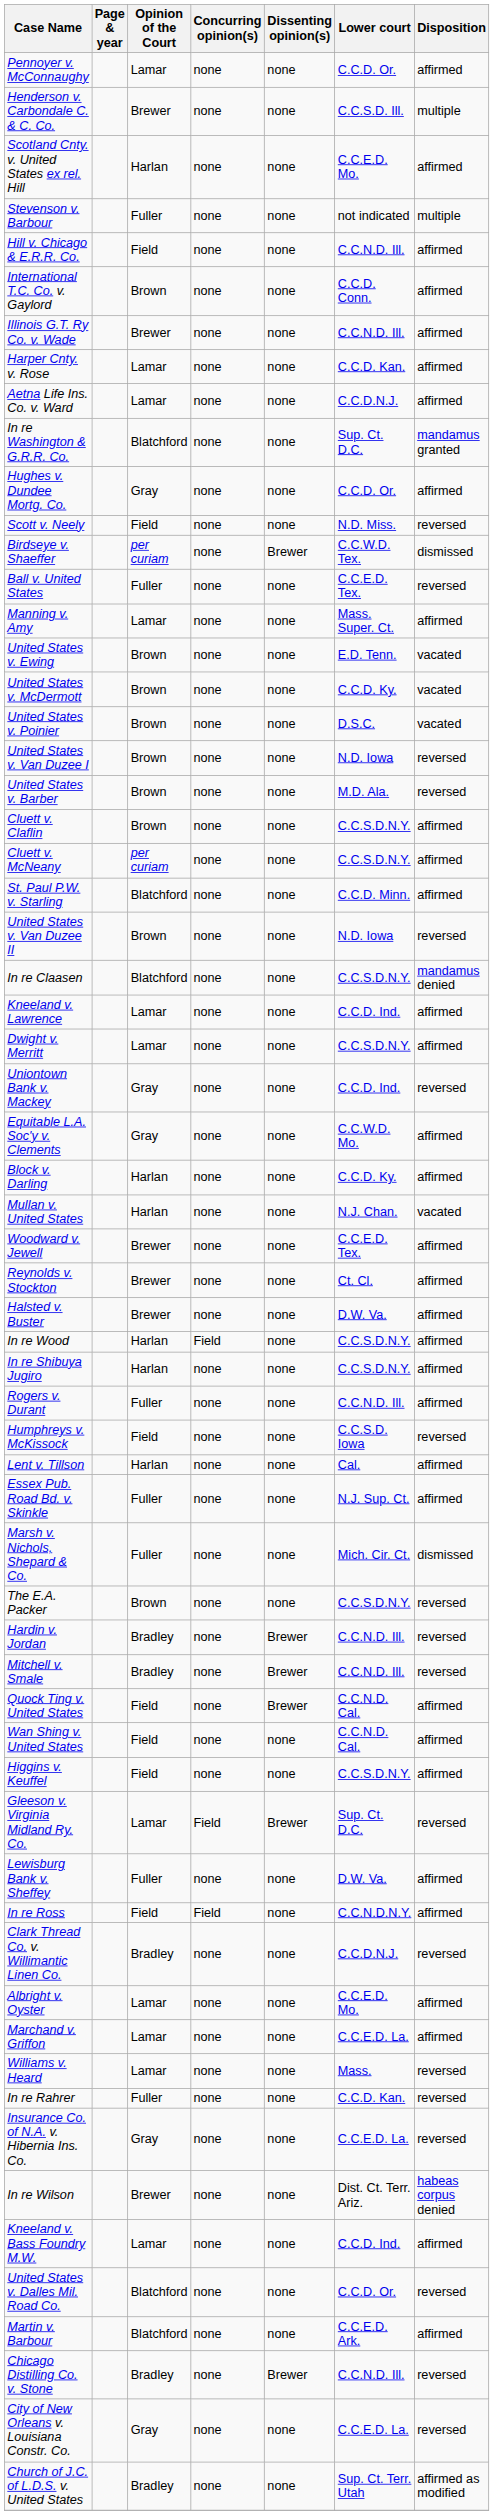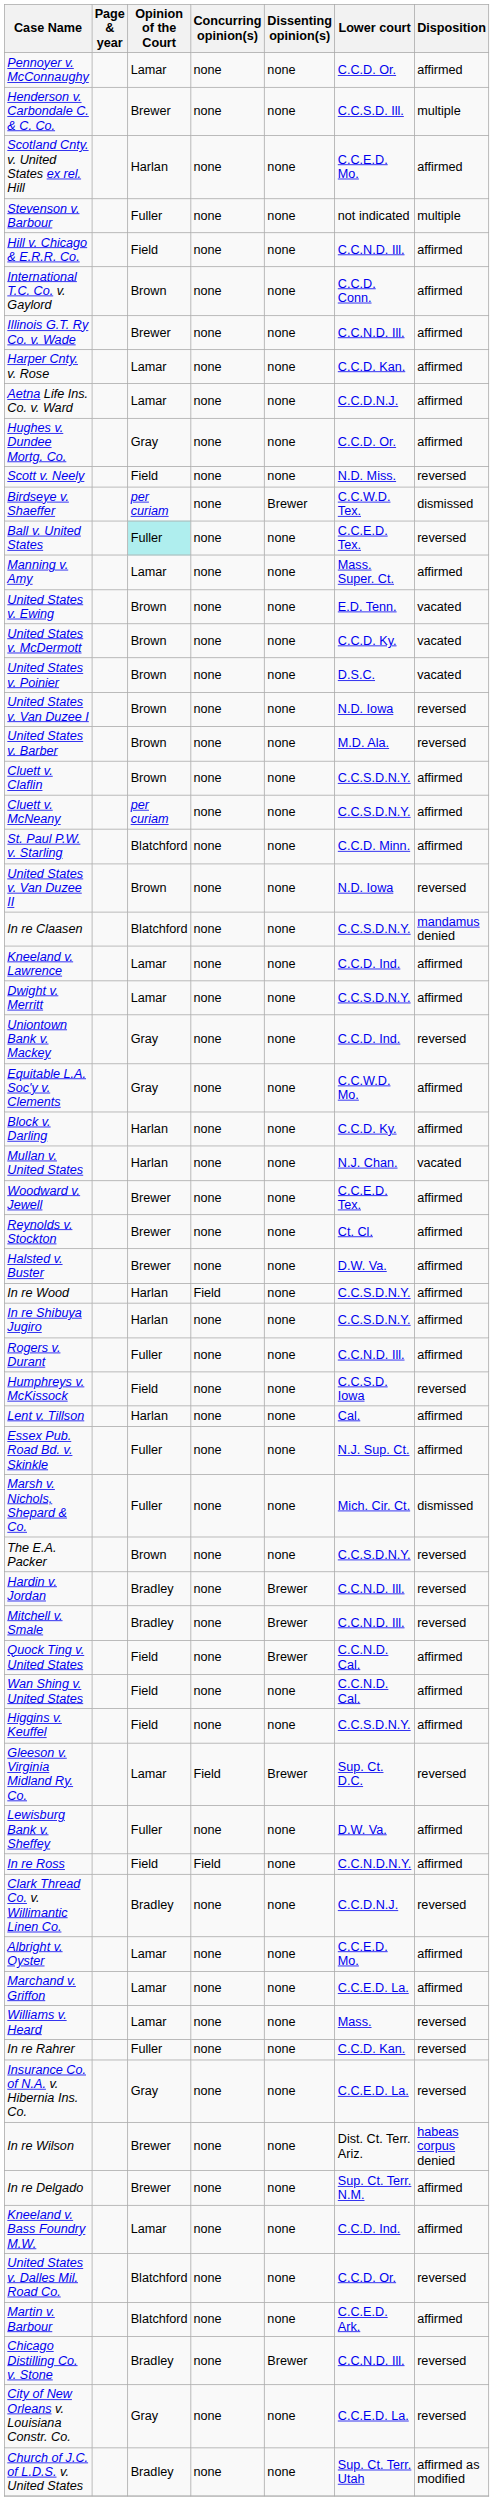- row: (47, 442)
(146, 586) no background -> (146, 538) paleturquoise background
+ row: (45, 2188)
